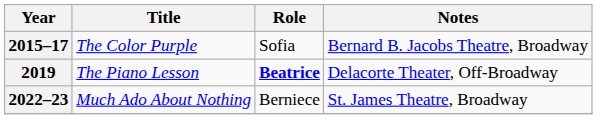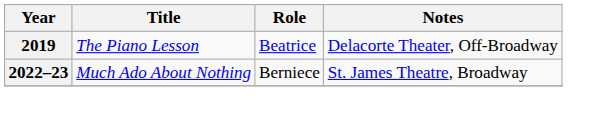- row: (38, 45)
(289, 72) bold -> (288, 45) normal
